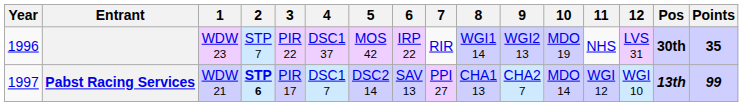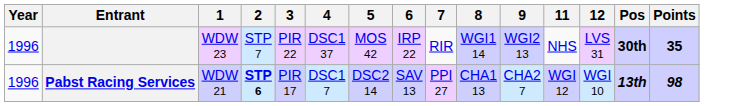- column: (564, 16)
(23, 83) 1997 -> (23, 83) 1996
(714, 83) 99 -> (674, 83) 98
